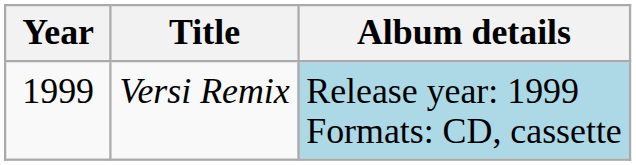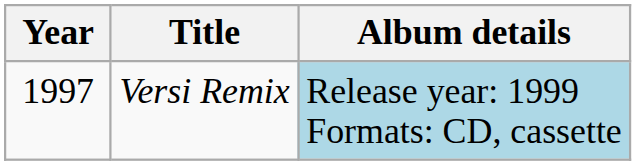(58, 89) 1999 -> (58, 89) 1997
